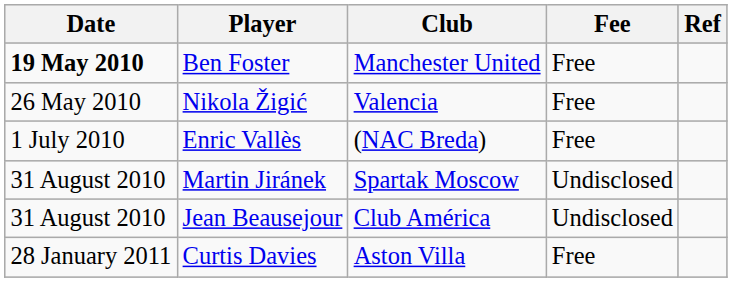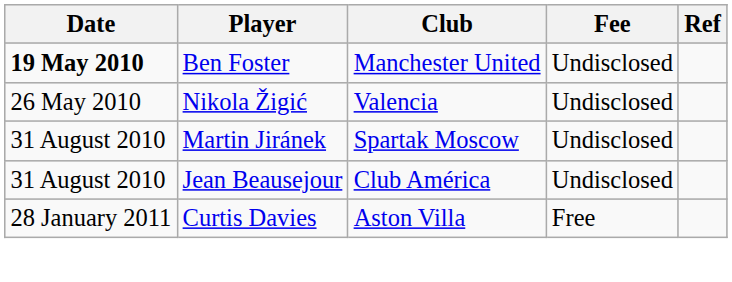(574, 62) Free -> (612, 62) Undisclosed
(574, 101) Free -> (612, 101) Undisclosed
- row: (242, 140)
